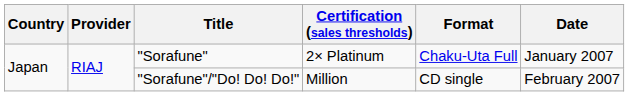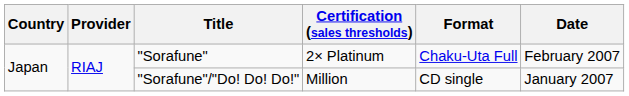(569, 56) January 2007 -> (572, 56) February 2007
(572, 79) February 2007 -> (569, 79) January 2007
